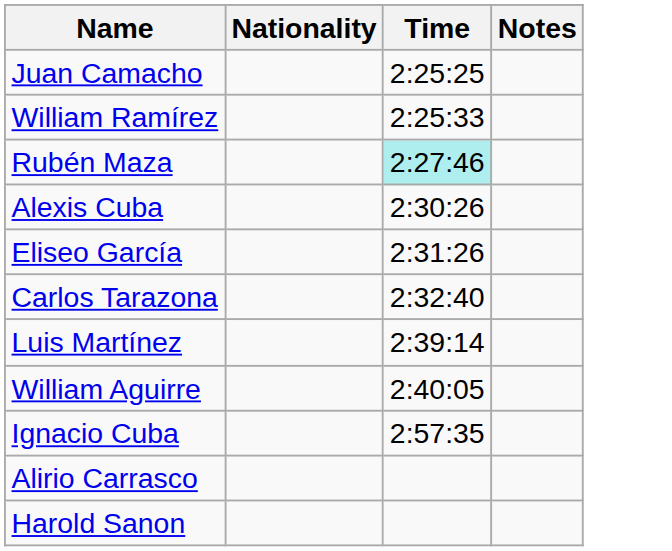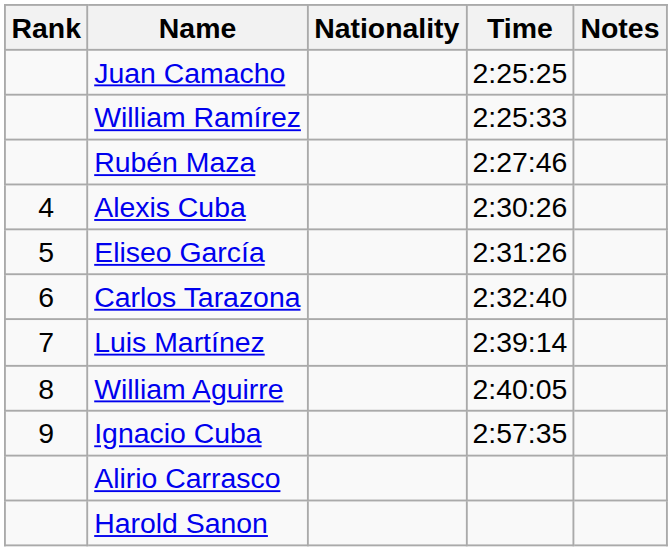+ column: (46, 28)
(437, 163) paleturquoise background -> (520, 163) no background
